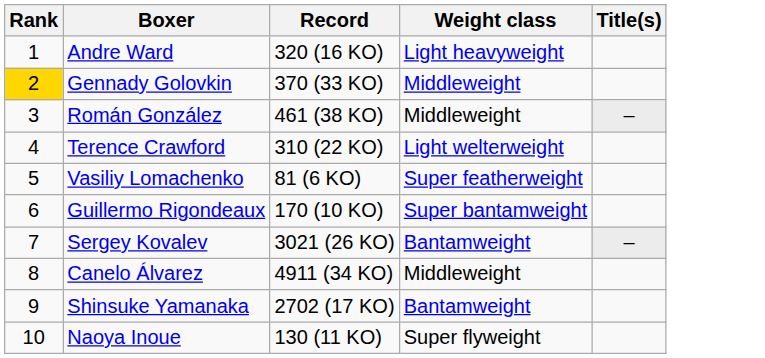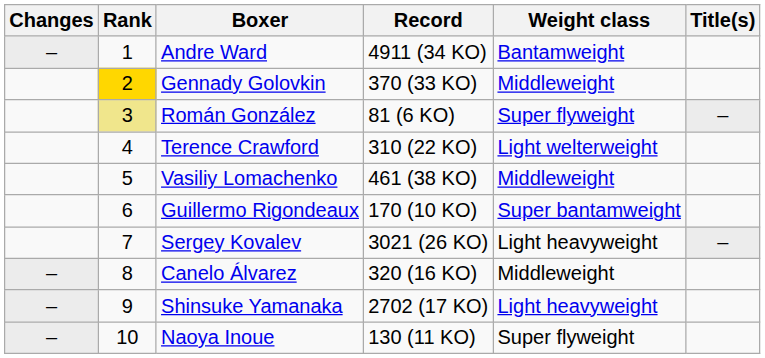+ column: (51, 20)
(329, 52) 320 (16 KO) -> (427, 52) 4911 (34 KO)
(484, 52) Light heavyweight -> (561, 52) Bantamweight
(34, 115) no background -> (127, 115) khaki background
(329, 115) 461 (38 KO) -> (412, 115) 81 (6 KO)
(462, 115) Middleweight -> (566, 115) Super flyweight
(318, 178) 81 (6 KO) -> (423, 178) 461 (38 KO)
(493, 178) Super featherweight -> (556, 178) Middleweight
(467, 242) Bantamweight -> (578, 242) Light heavyweight
(334, 274) 4911 (34 KO) -> (423, 274) 320 (16 KO)
(467, 305) Bantamweight -> (578, 305) Light heavyweight
